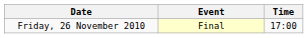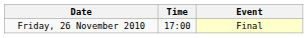columns swapped: (283, 12) <-> (211, 12)
